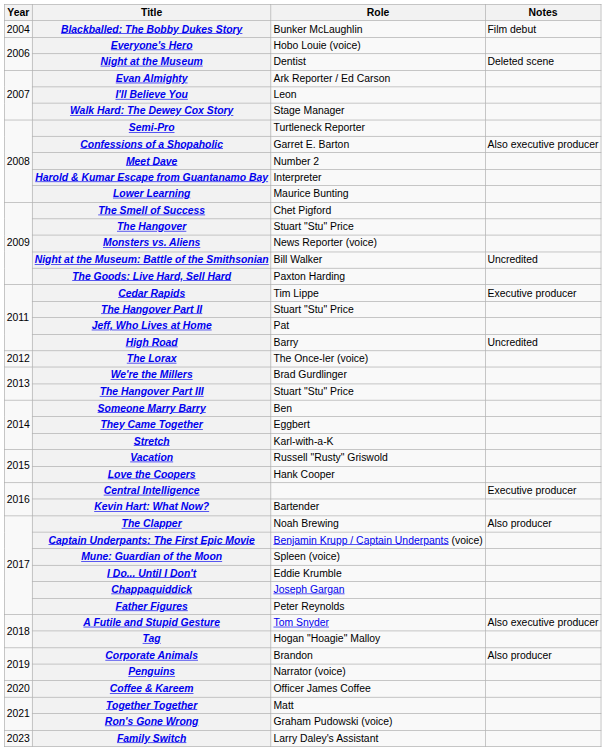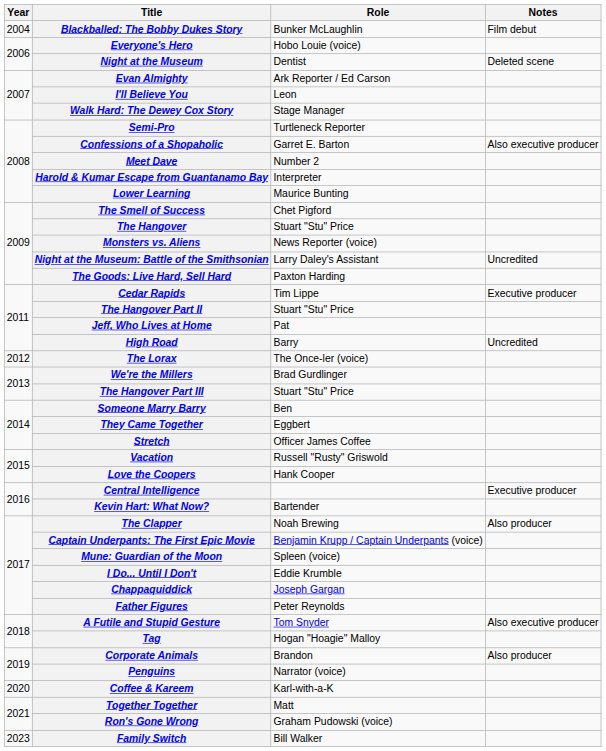(298, 260) Bill Walker -> (326, 260) Larry Daley's Assistant
(304, 441) Karl-with-a-K -> (322, 441) Officer James Coffee
(322, 688) Officer James Coffee -> (304, 688) Karl-with-a-K
(326, 738) Larry Daley's Assistant -> (298, 738) Bill Walker
